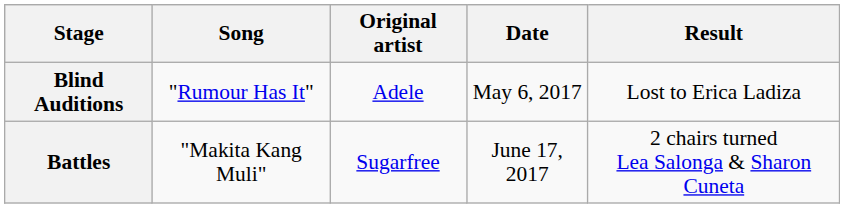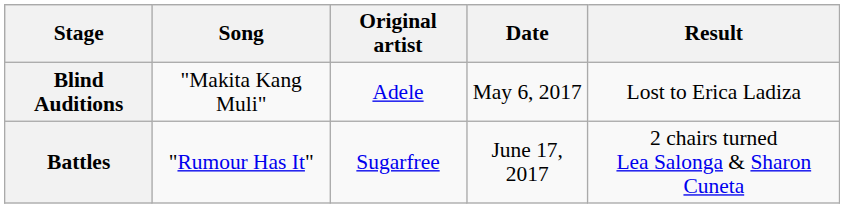(241, 91) "Rumour Has It" -> (241, 91) "Makita Kang Muli"
(241, 161) "Makita Kang Muli" -> (241, 161) "Rumour Has It"
